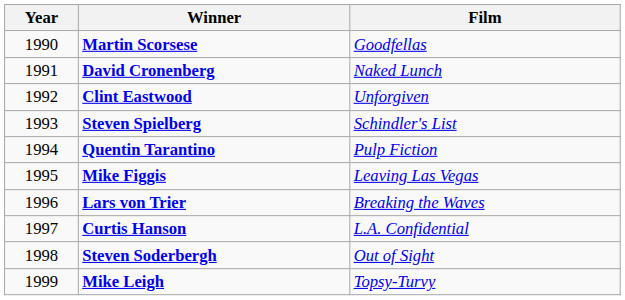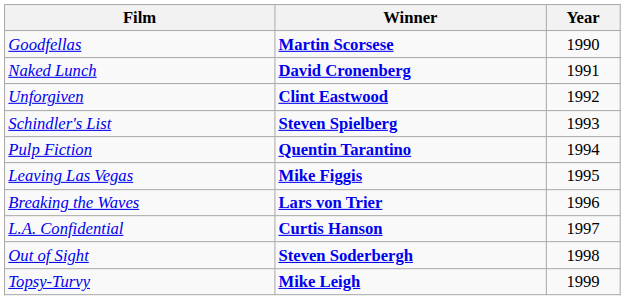columns swapped: (41, 17) <-> (485, 17)
